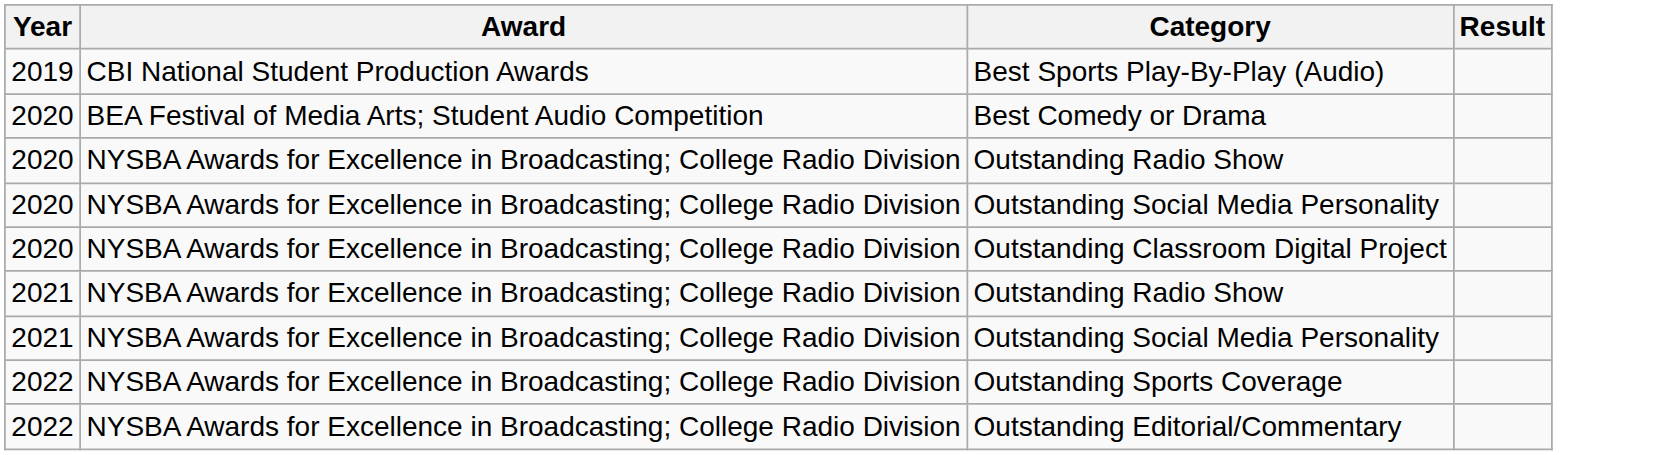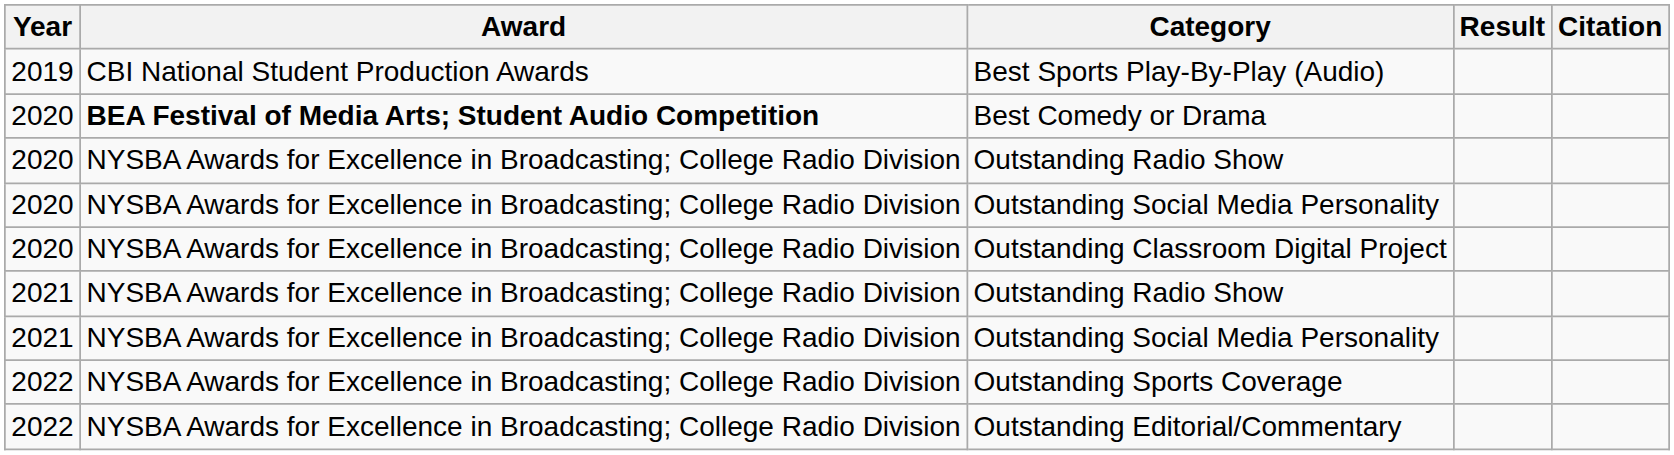+ column: (1610, 26)
(425, 115) normal -> (453, 115) bold
